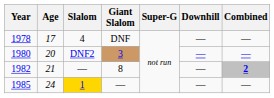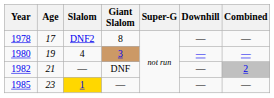(82, 38) 4 -> (82, 38) DNF2
(120, 38) DNF -> (120, 38) 8
(50, 54) 20 -> (50, 54) 19
(82, 54) DNF2 -> (82, 54) 4
(120, 69) 8 -> (120, 69) DNF
(246, 69) bold -> (246, 69) normal
(50, 85) 24 -> (50, 85) 23
